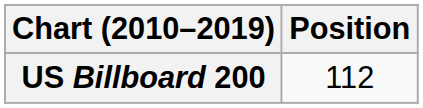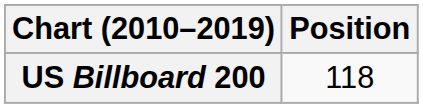(350, 77) 112 -> (350, 77) 118
